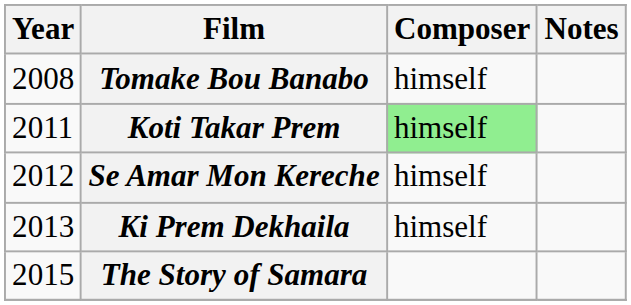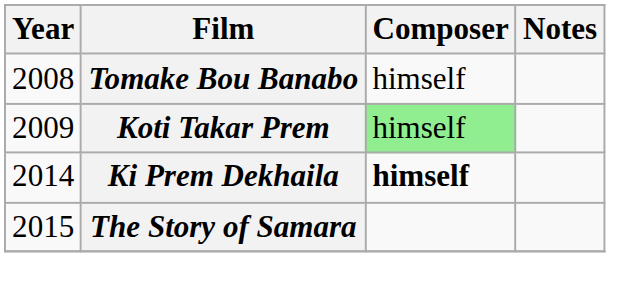(43, 127) 2011 -> (43, 127) 2009
- row: (234, 176)
(43, 226) 2013 -> (43, 176) 2014
(441, 226) normal -> (421, 176) bold
